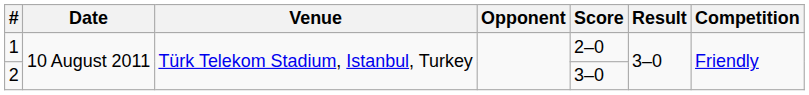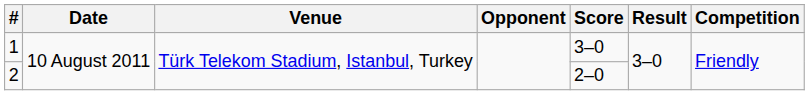(589, 47) 2–0 -> (589, 47) 3–0
(589, 75) 3–0 -> (589, 75) 2–0
